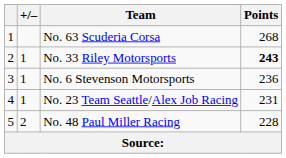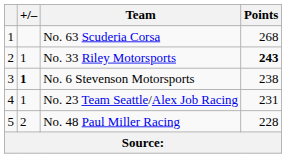(23, 79) normal -> (23, 79) bold
(269, 79) 236 -> (269, 79) 238
